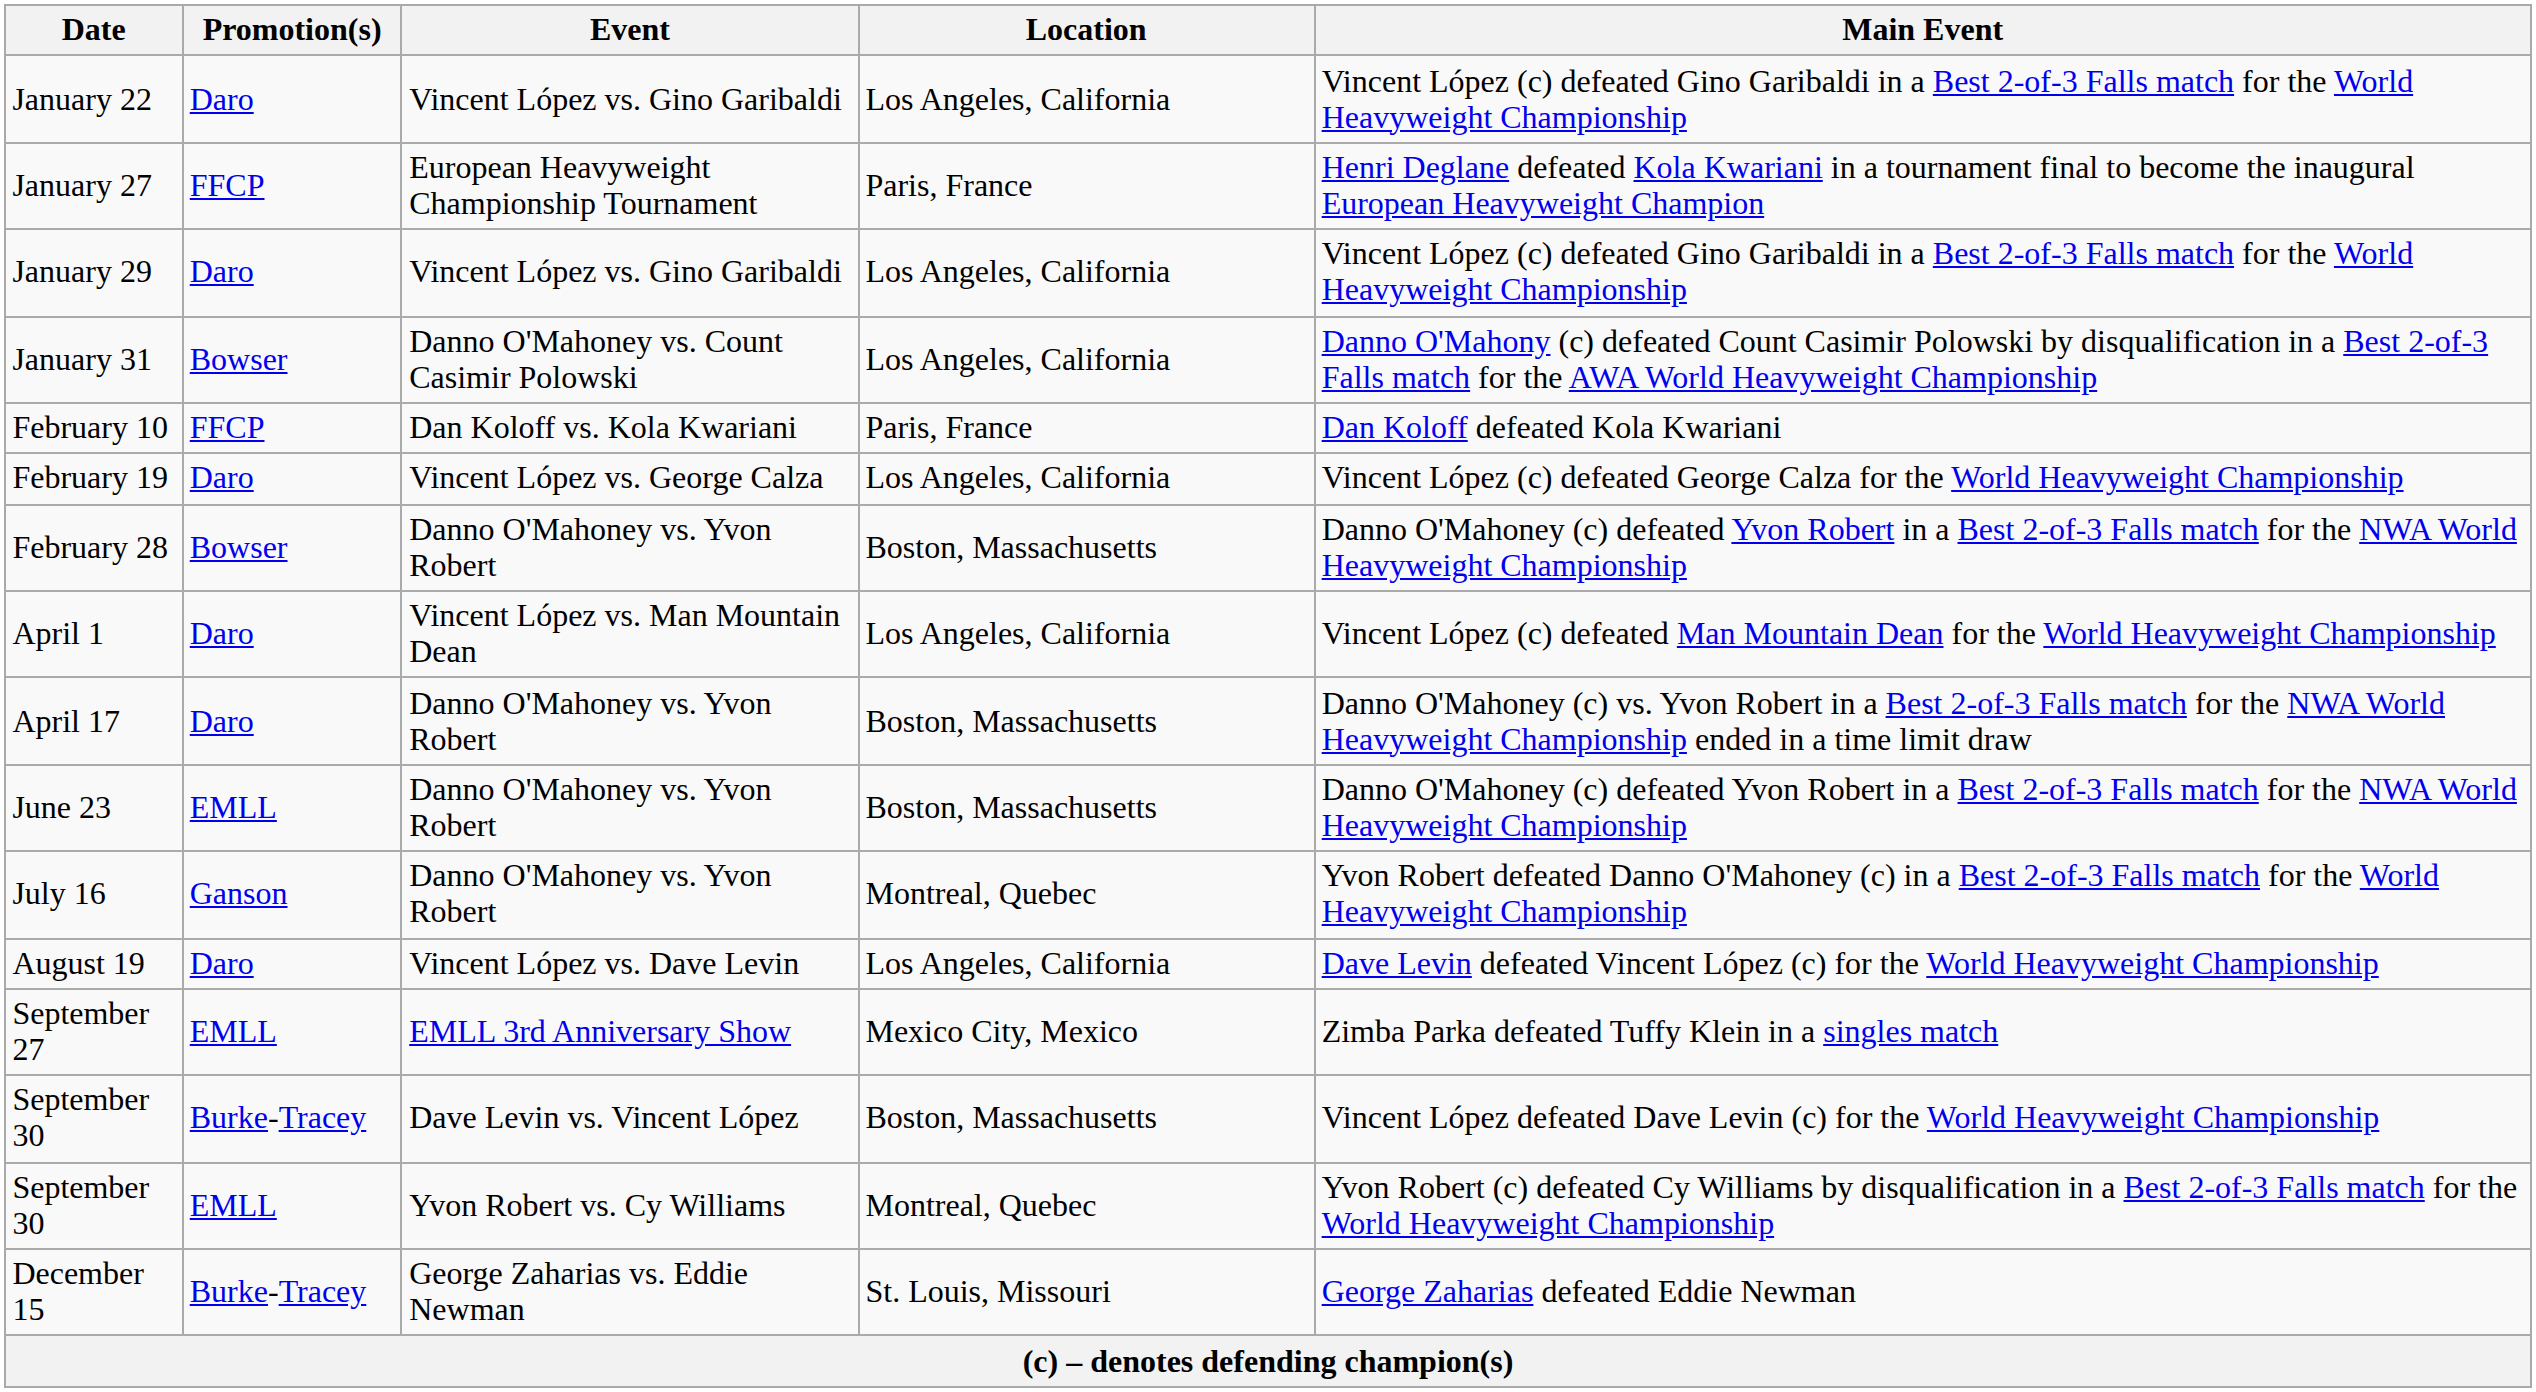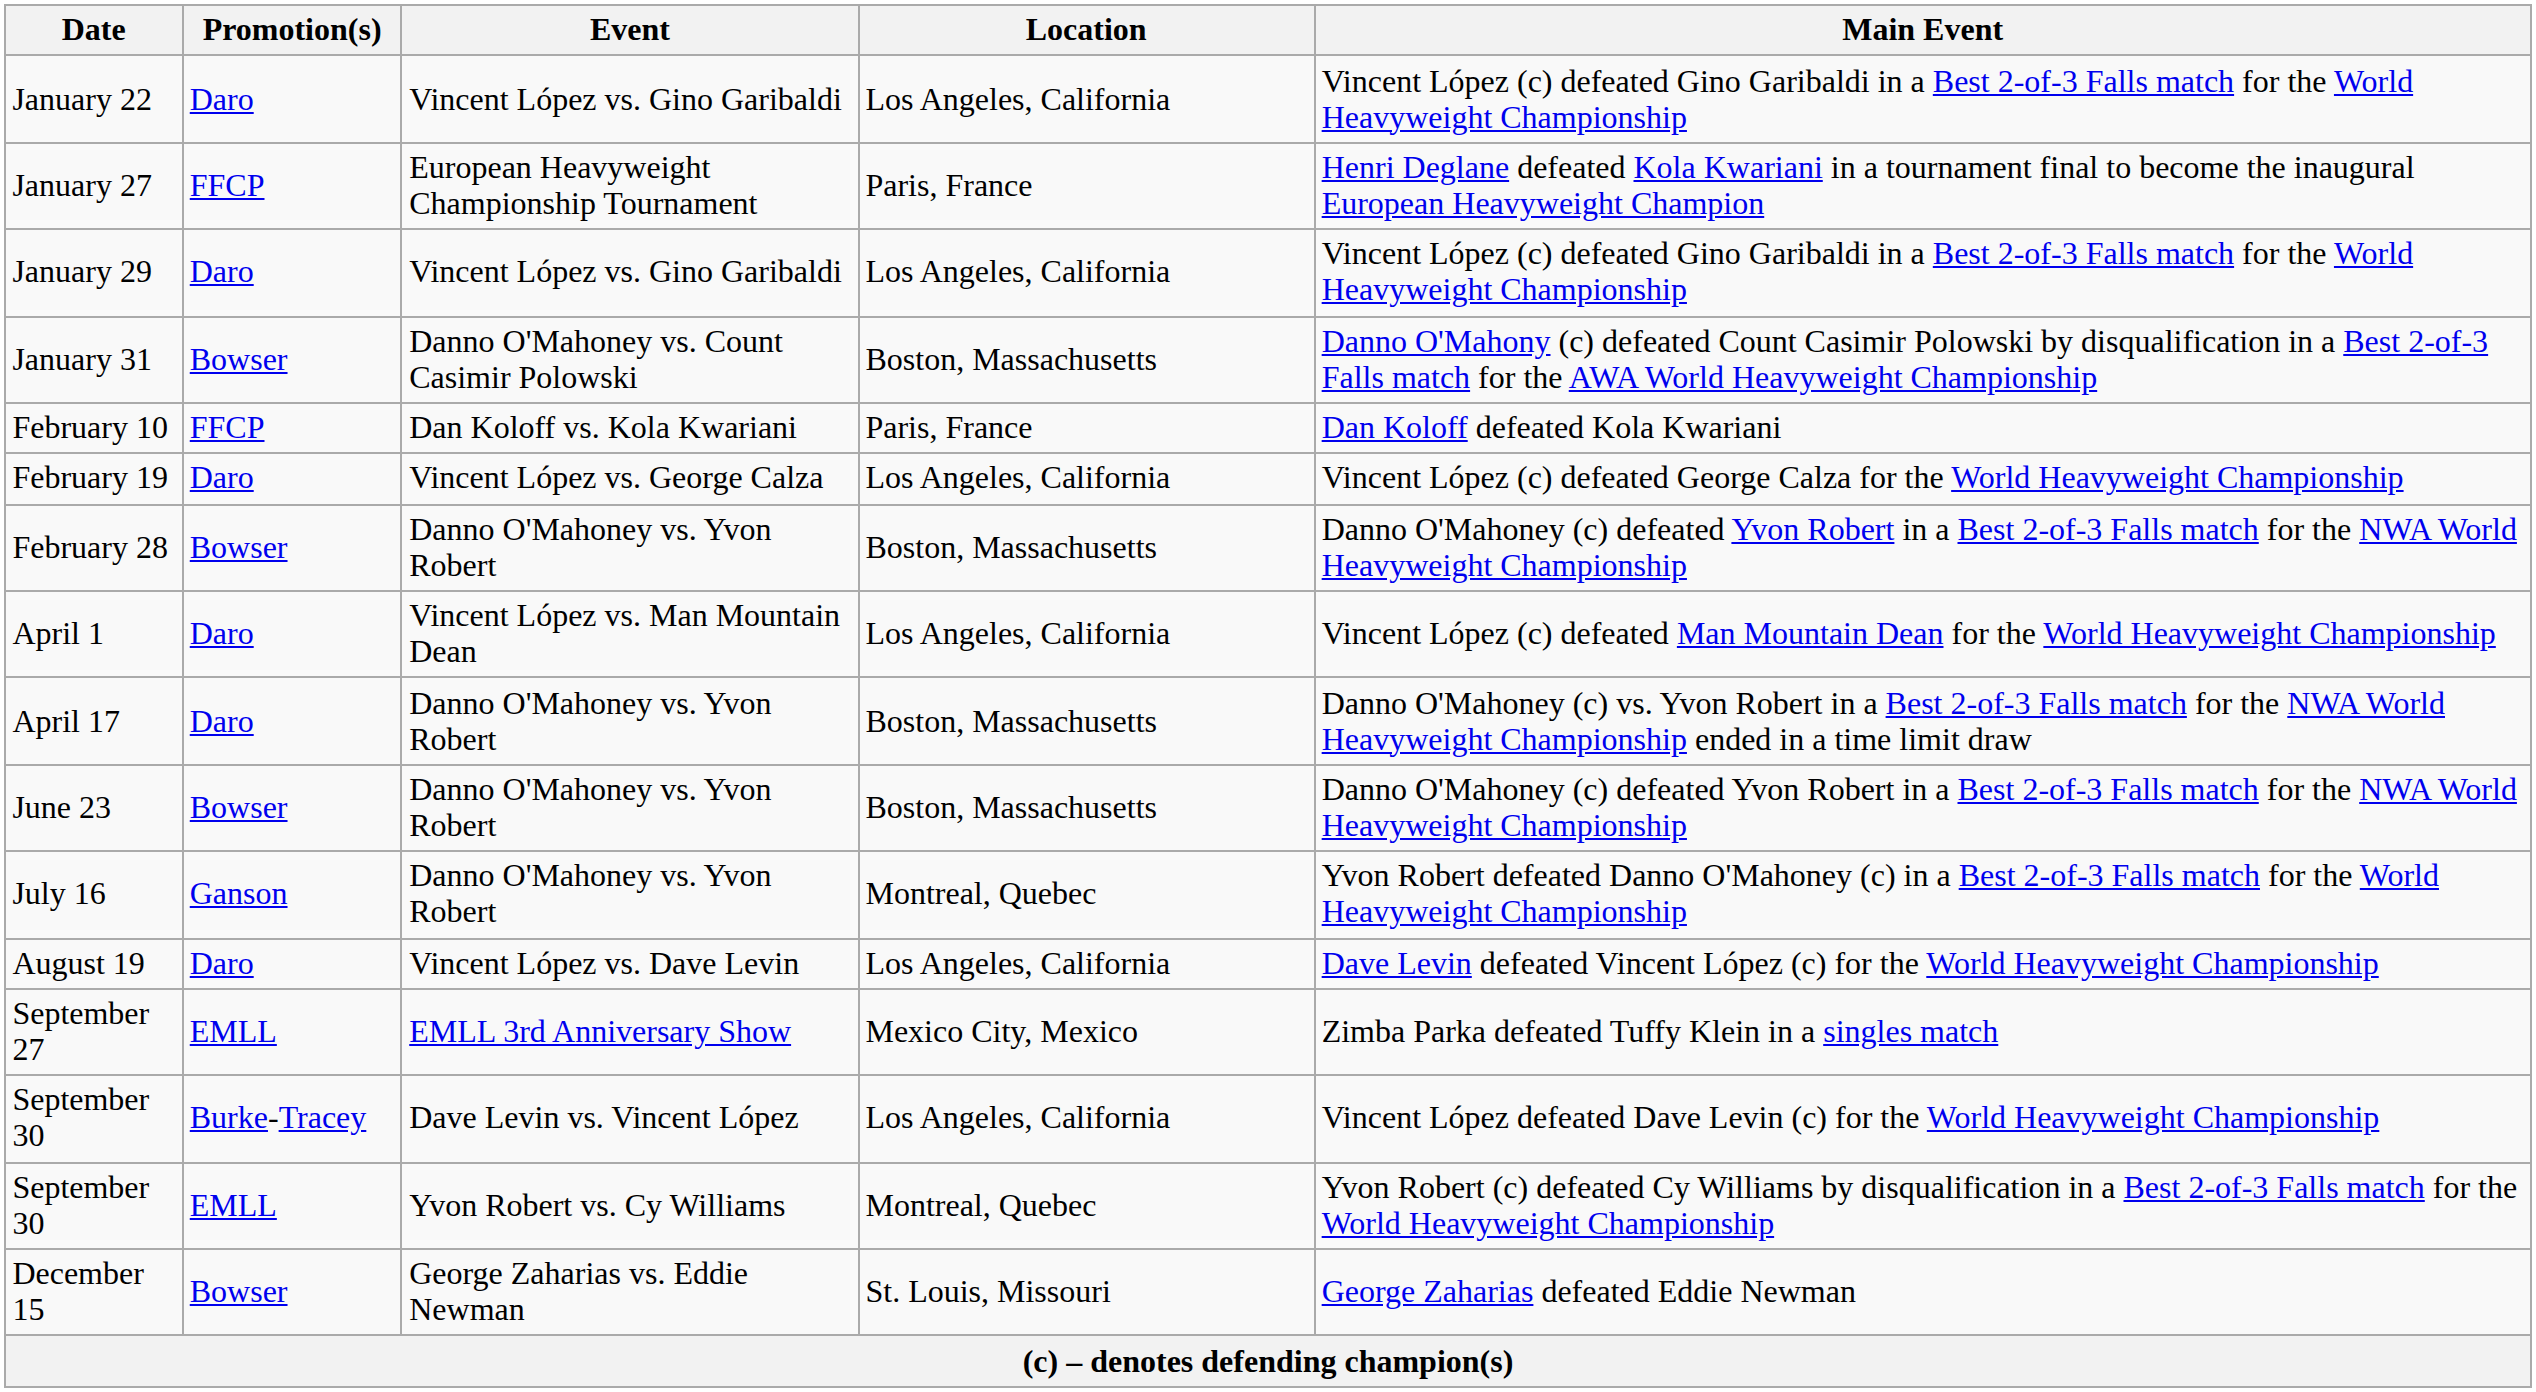(1018, 358) Los Angeles, California -> (1011, 358) Boston, Massachusetts
(233, 807) EMLL -> (239, 807) Bowser
(1011, 1118) Boston, Massachusetts -> (1018, 1118) Los Angeles, California
(278, 1291) Burke-Tracey -> (239, 1291) Bowser
